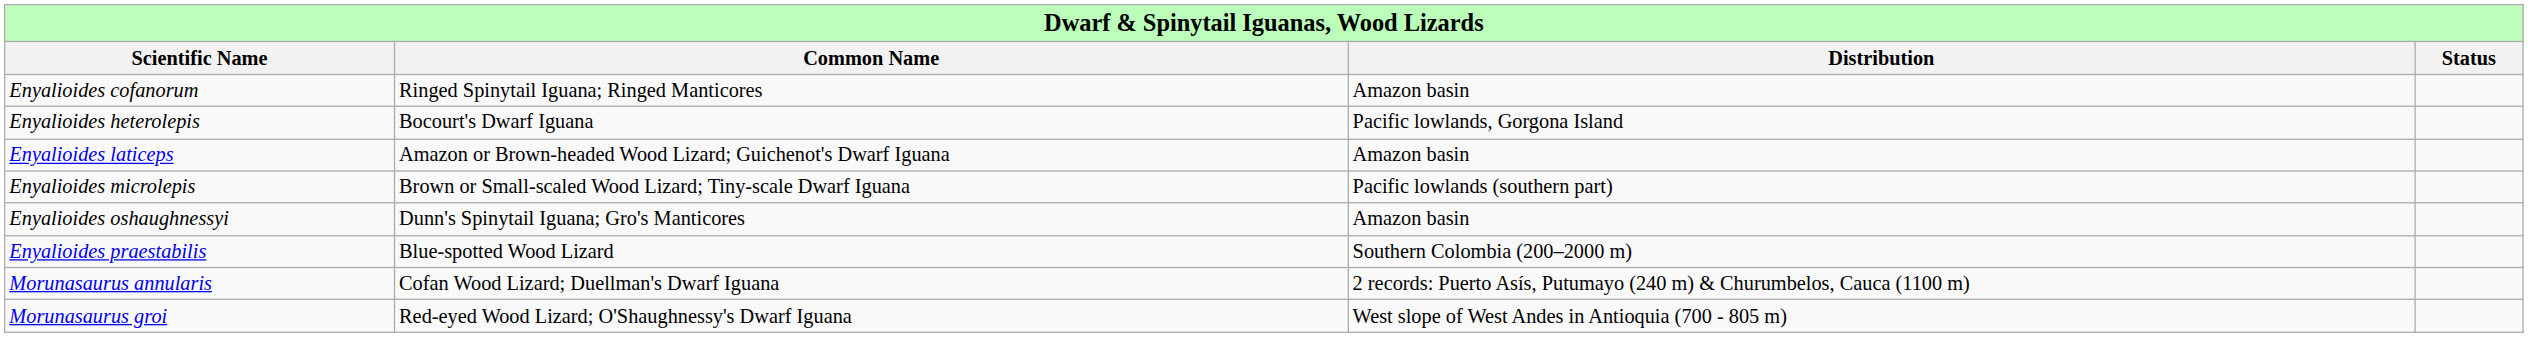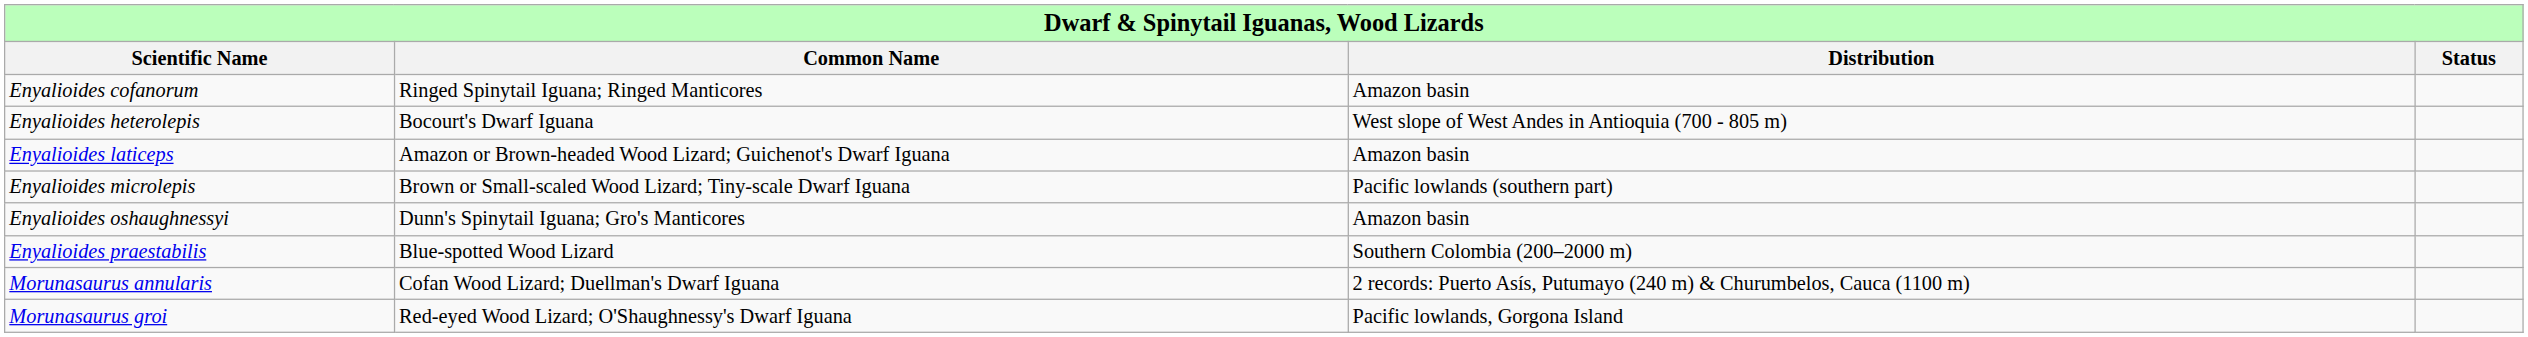(1488, 122) Pacific lowlands, Gorgona Island -> (1570, 122) West slope of West Andes in Antioquia (700 - 805 m)
(1570, 315) West slope of West Andes in Antioquia (700 - 805 m) -> (1488, 315) Pacific lowlands, Gorgona Island
